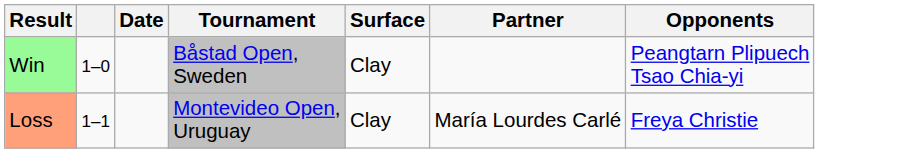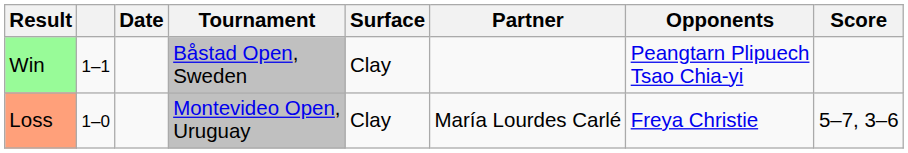+ column: (859, 20)
(96, 66) 1–0 -> (96, 66) 1–1
(96, 121) 1–1 -> (96, 121) 1–0
